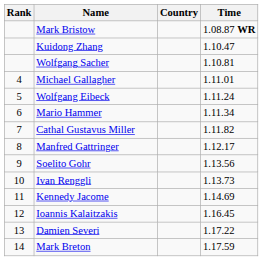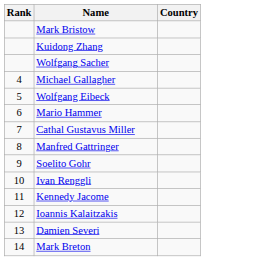- column: (229, 12)
